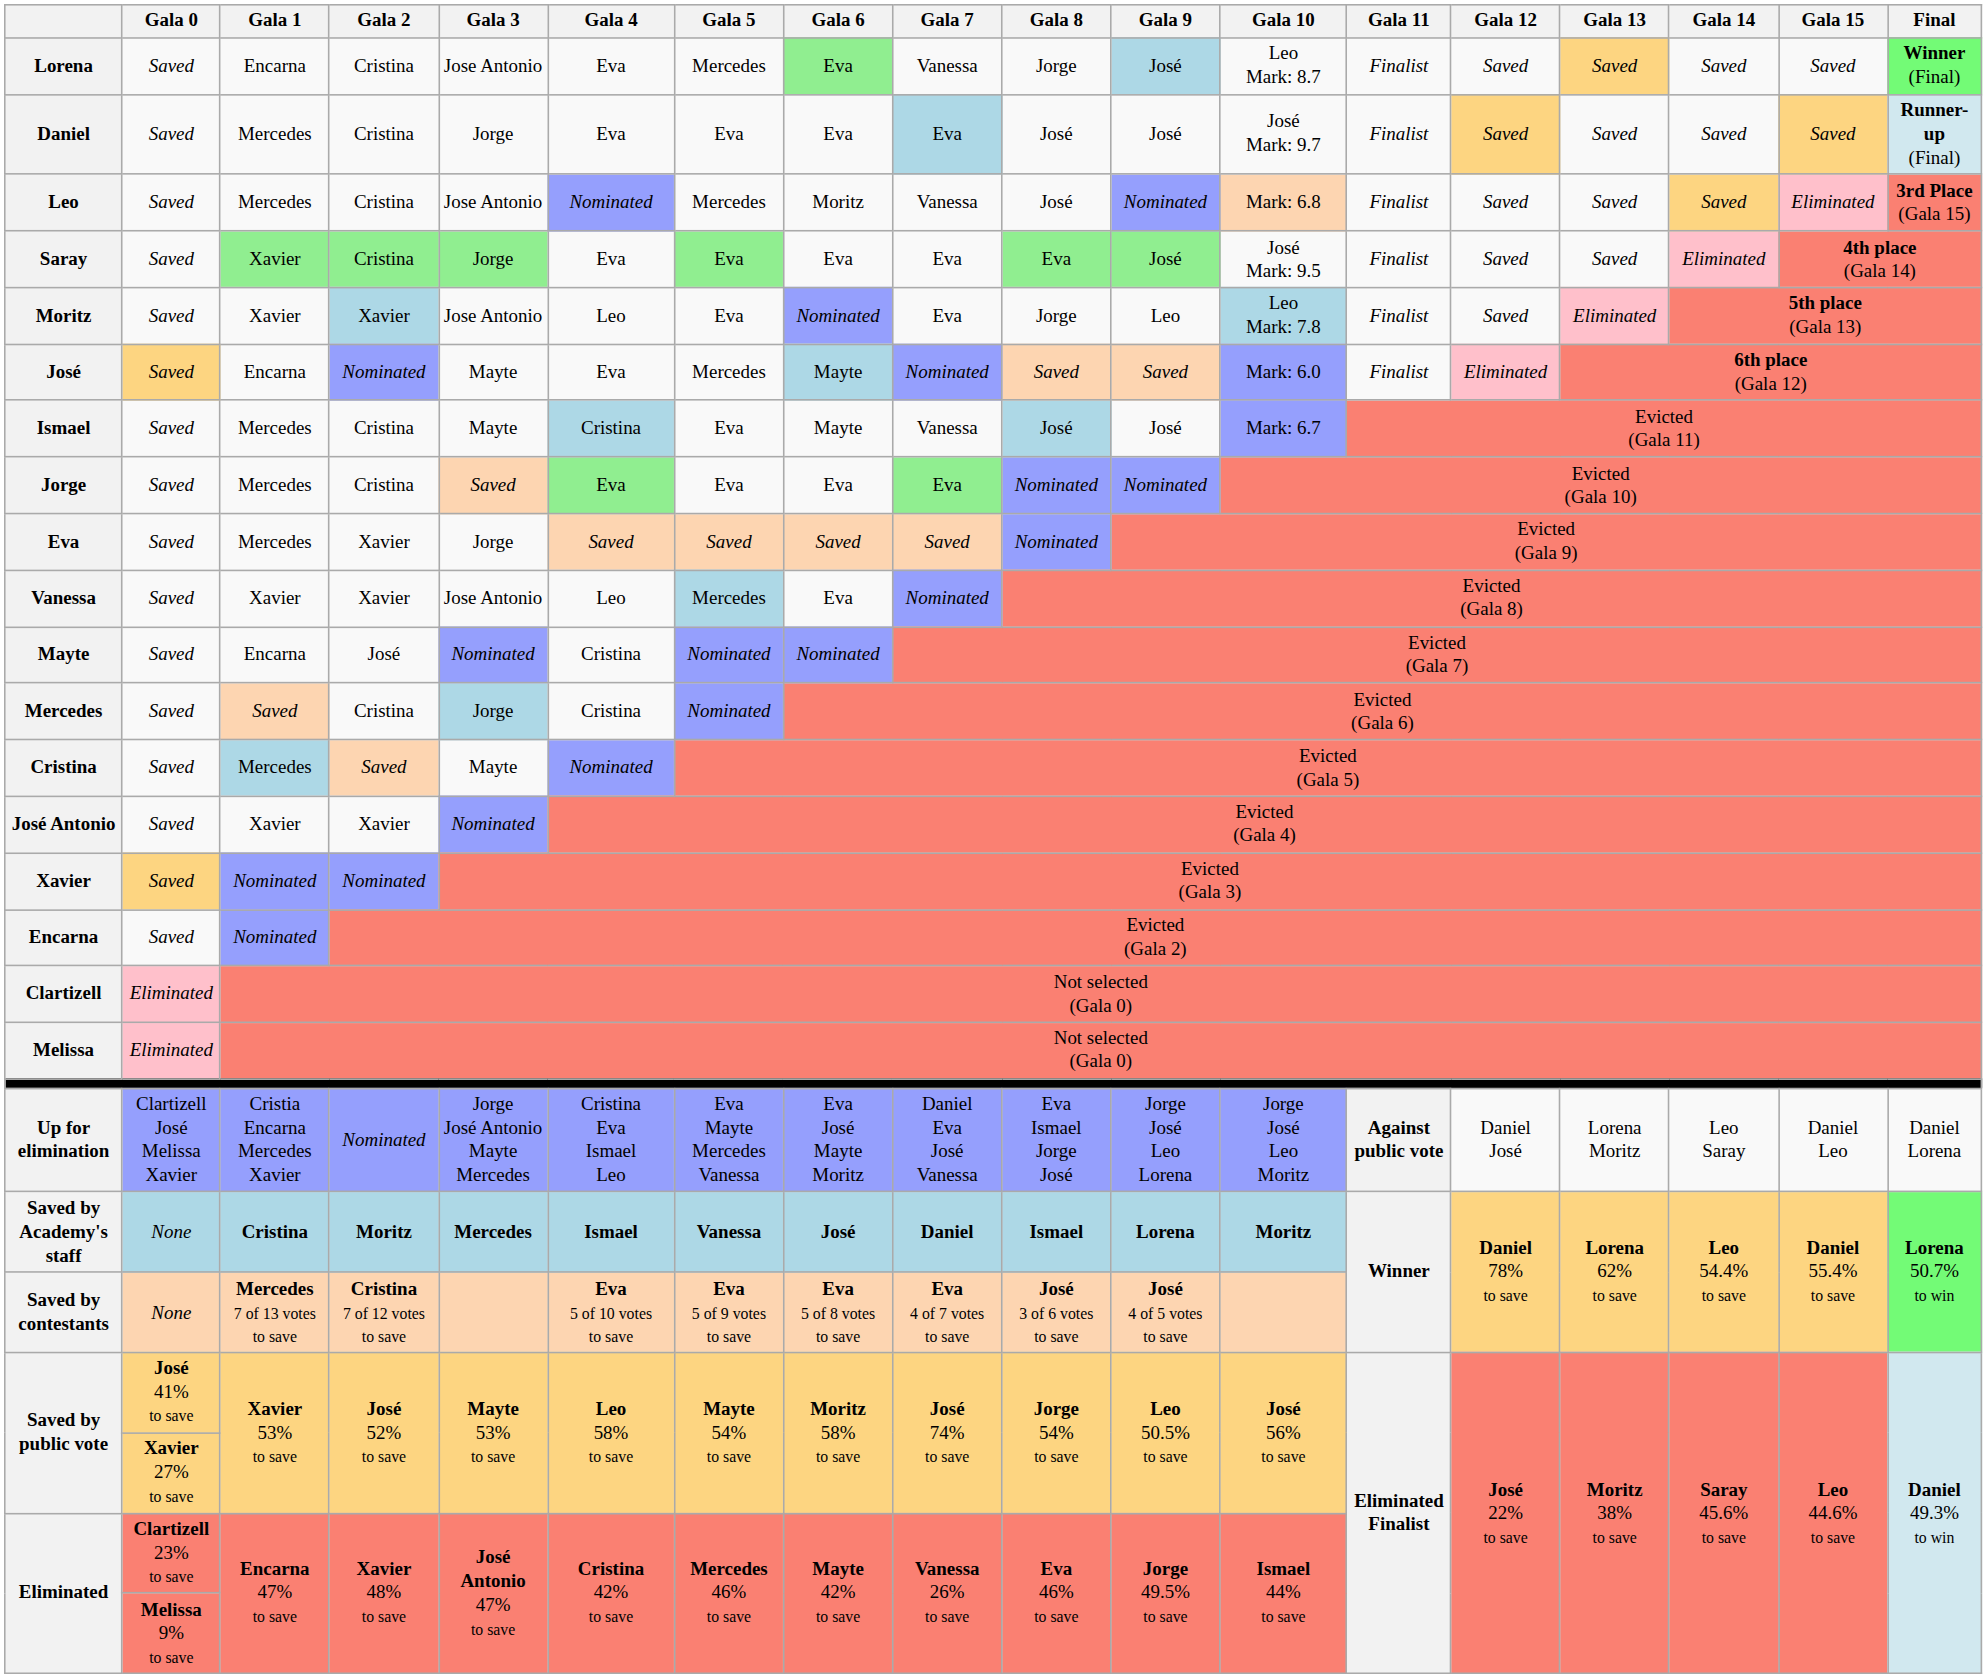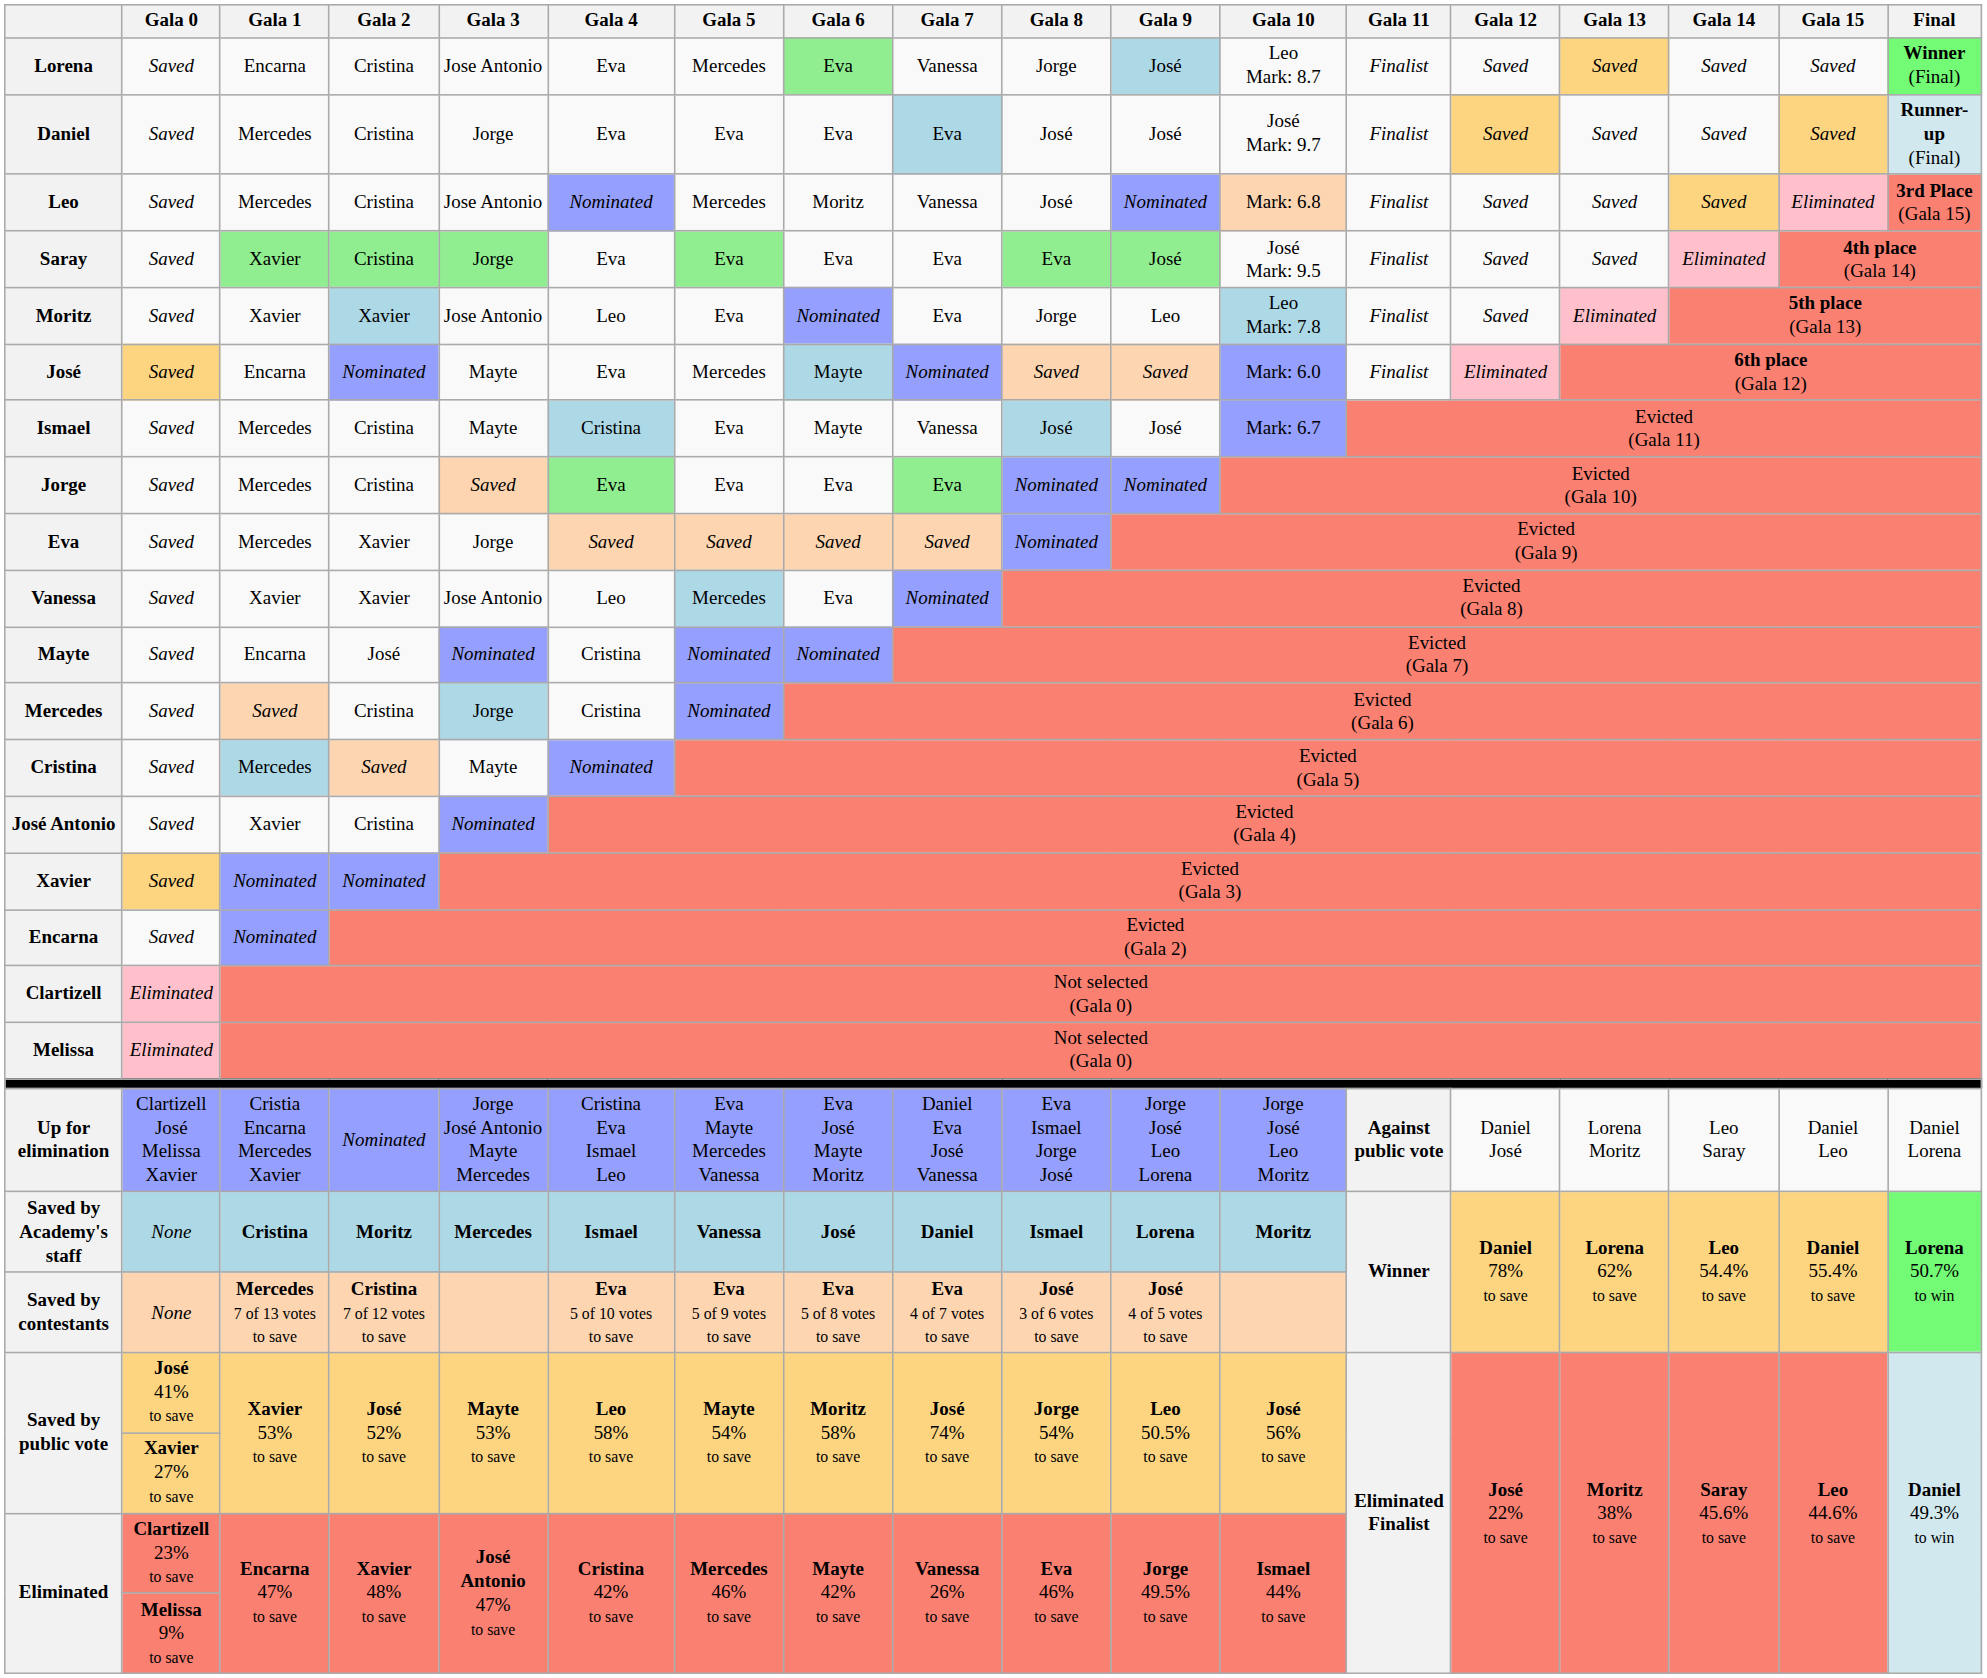(384, 824) Xavier -> (384, 824) Cristina
